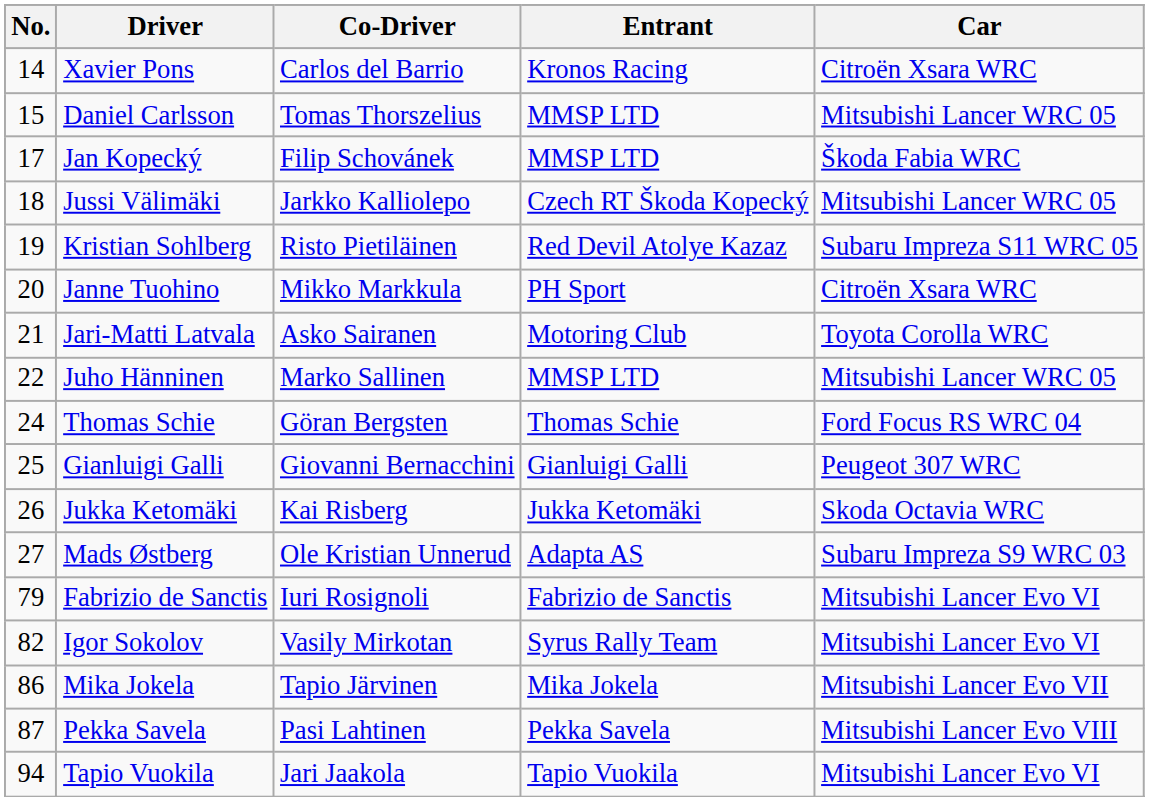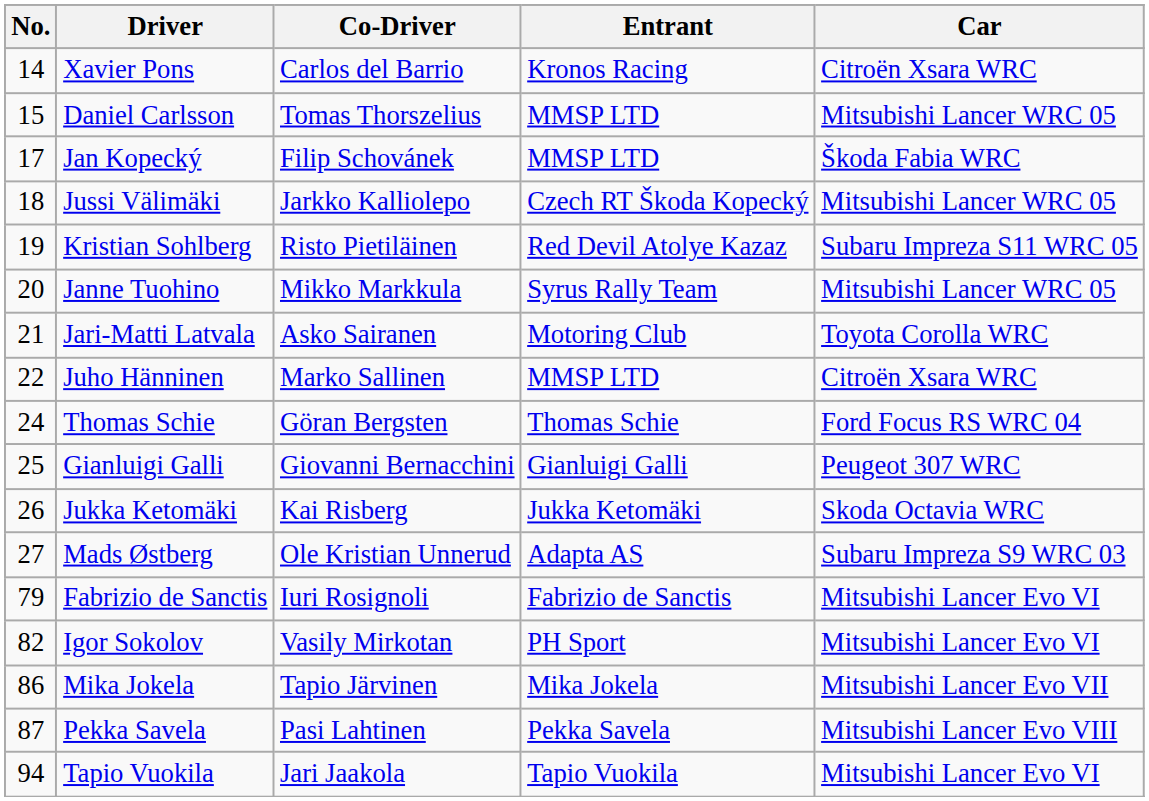(576, 289) PH Sport -> (622, 289) Syrus Rally Team
(929, 289) Citroën Xsara WRC -> (969, 289) Mitsubishi Lancer WRC 05
(969, 377) Mitsubishi Lancer WRC 05 -> (929, 377) Citroën Xsara WRC
(622, 641) Syrus Rally Team -> (576, 641) PH Sport
